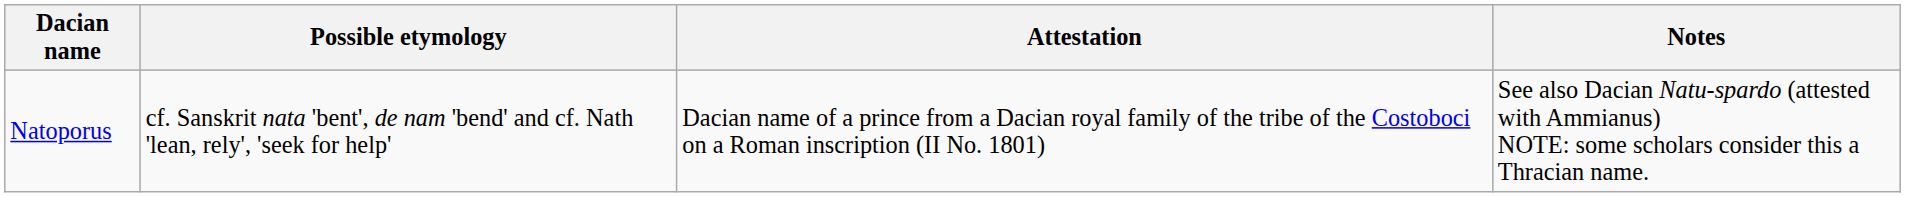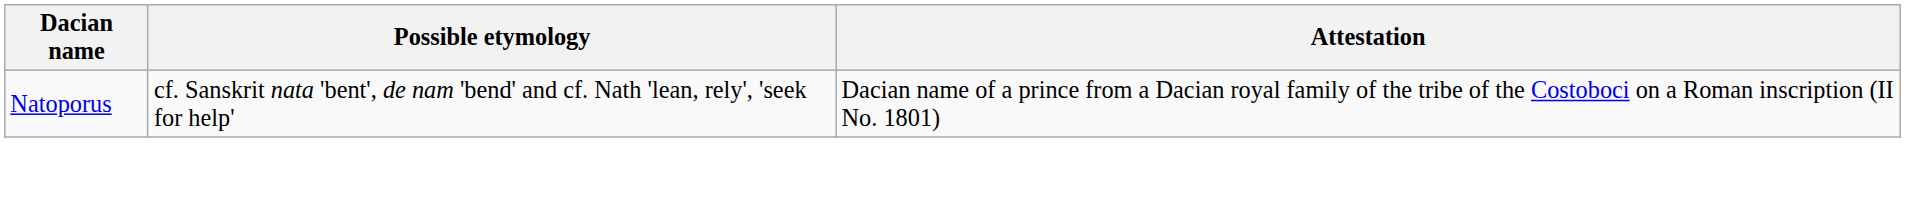- column: (1696, 37)
